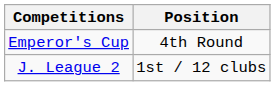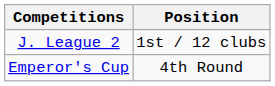rows swapped: (69, 68) <-> (69, 42)
